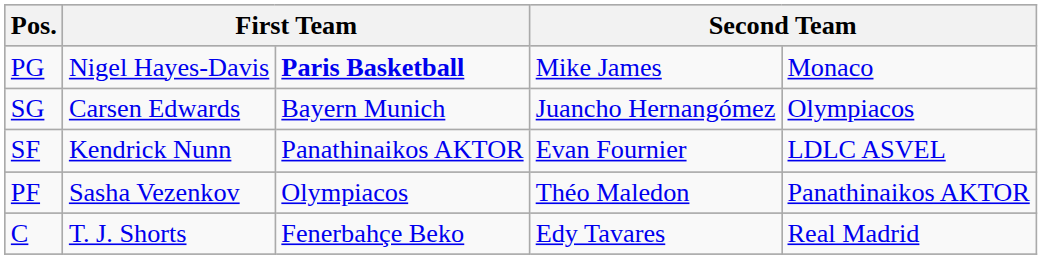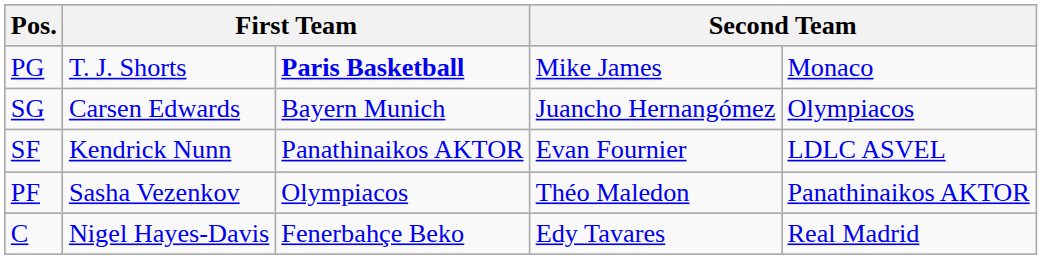(169, 66) Nigel Hayes-Davis -> (128, 66) T. J. Shorts
(128, 233) T. J. Shorts -> (169, 233) Nigel Hayes-Davis
